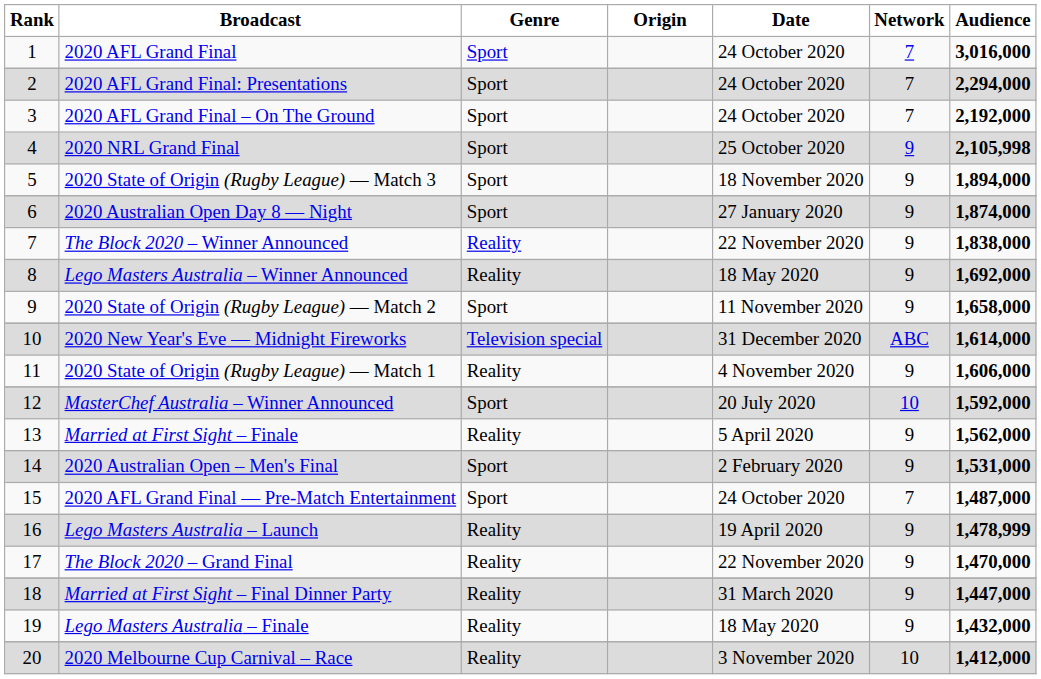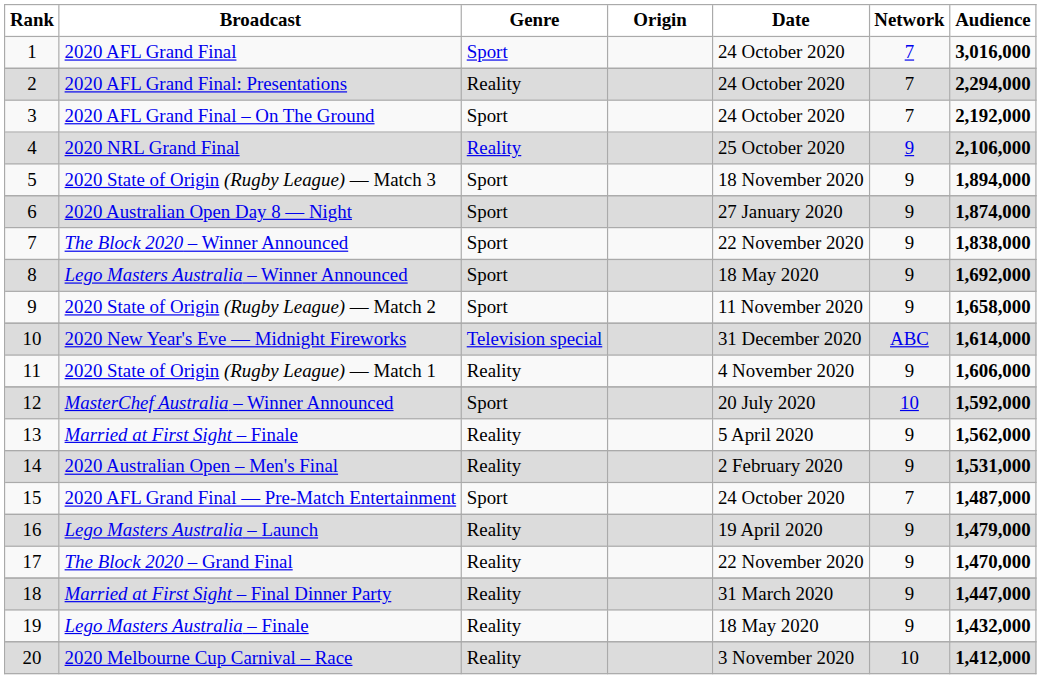(487, 84) Sport -> (494, 84) Reality
(487, 147) Sport -> (494, 147) Reality
(993, 147) 2,105,998 -> (993, 147) 2,106,000
(494, 243) Reality -> (487, 243) Sport
(494, 275) Reality -> (487, 275) Sport
(487, 466) Sport -> (494, 466) Reality
(993, 530) 1,478,999 -> (993, 530) 1,479,000
